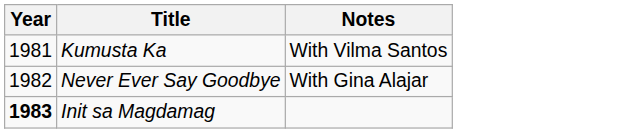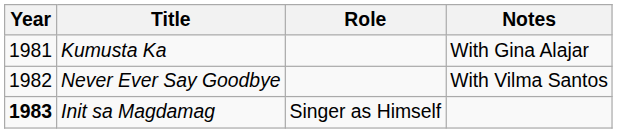+ column: (365, 19)
(368, 50) With Vilma Santos -> (520, 50) With Gina Alajar
(359, 81) With Gina Alajar -> (529, 81) With Vilma Santos
